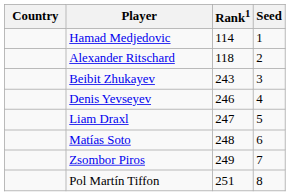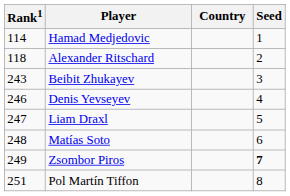columns swapped: (35, 16) <-> (233, 16)
(259, 160) normal -> (259, 160) bold
